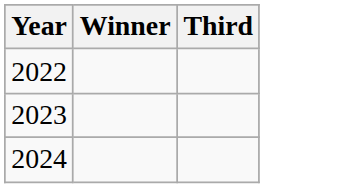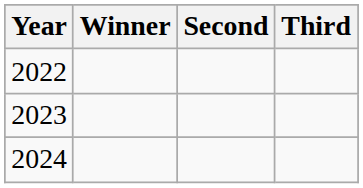+ column: (226, 26)
